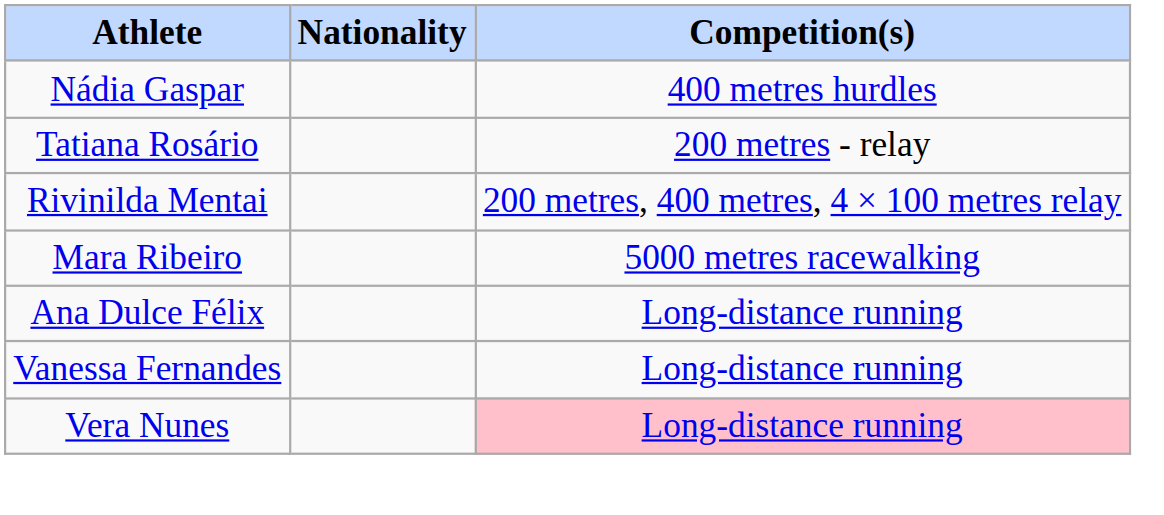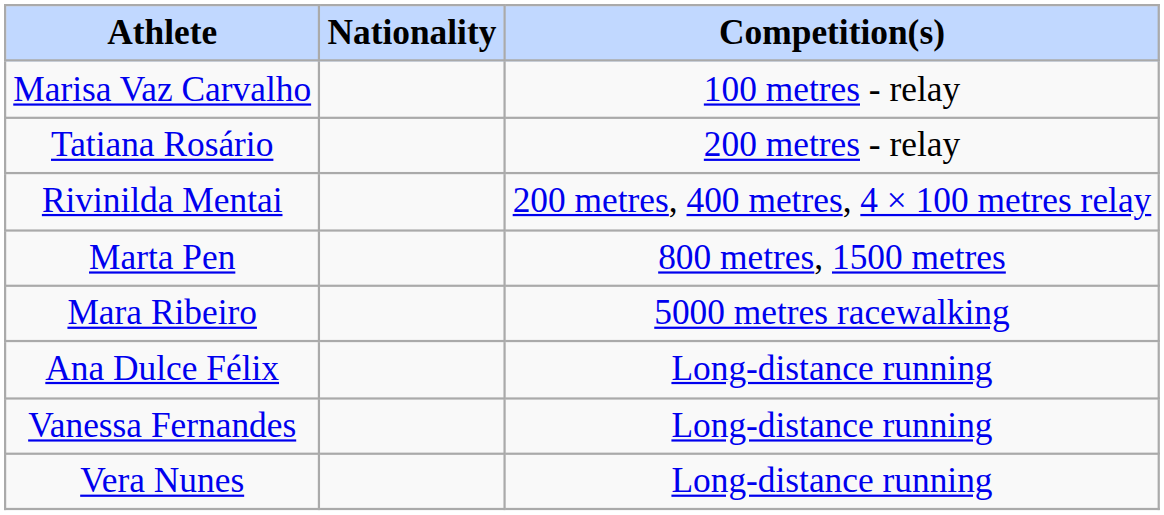- row: (147, 88)
+ row: (162, 88)
+ row: (162, 256)
(802, 425) pink background -> (832, 481) no background
